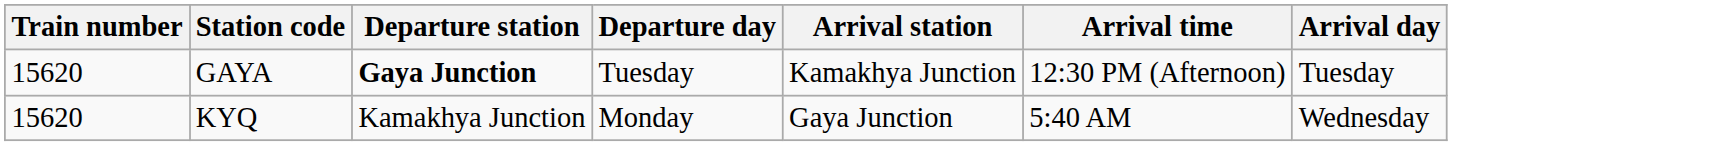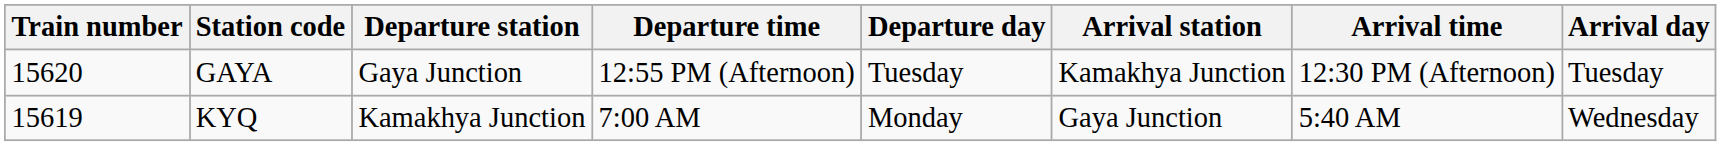+ column: (727, 27)
(447, 72) bold -> (440, 72) normal
(47, 117) 15620 -> (47, 117) 15619
